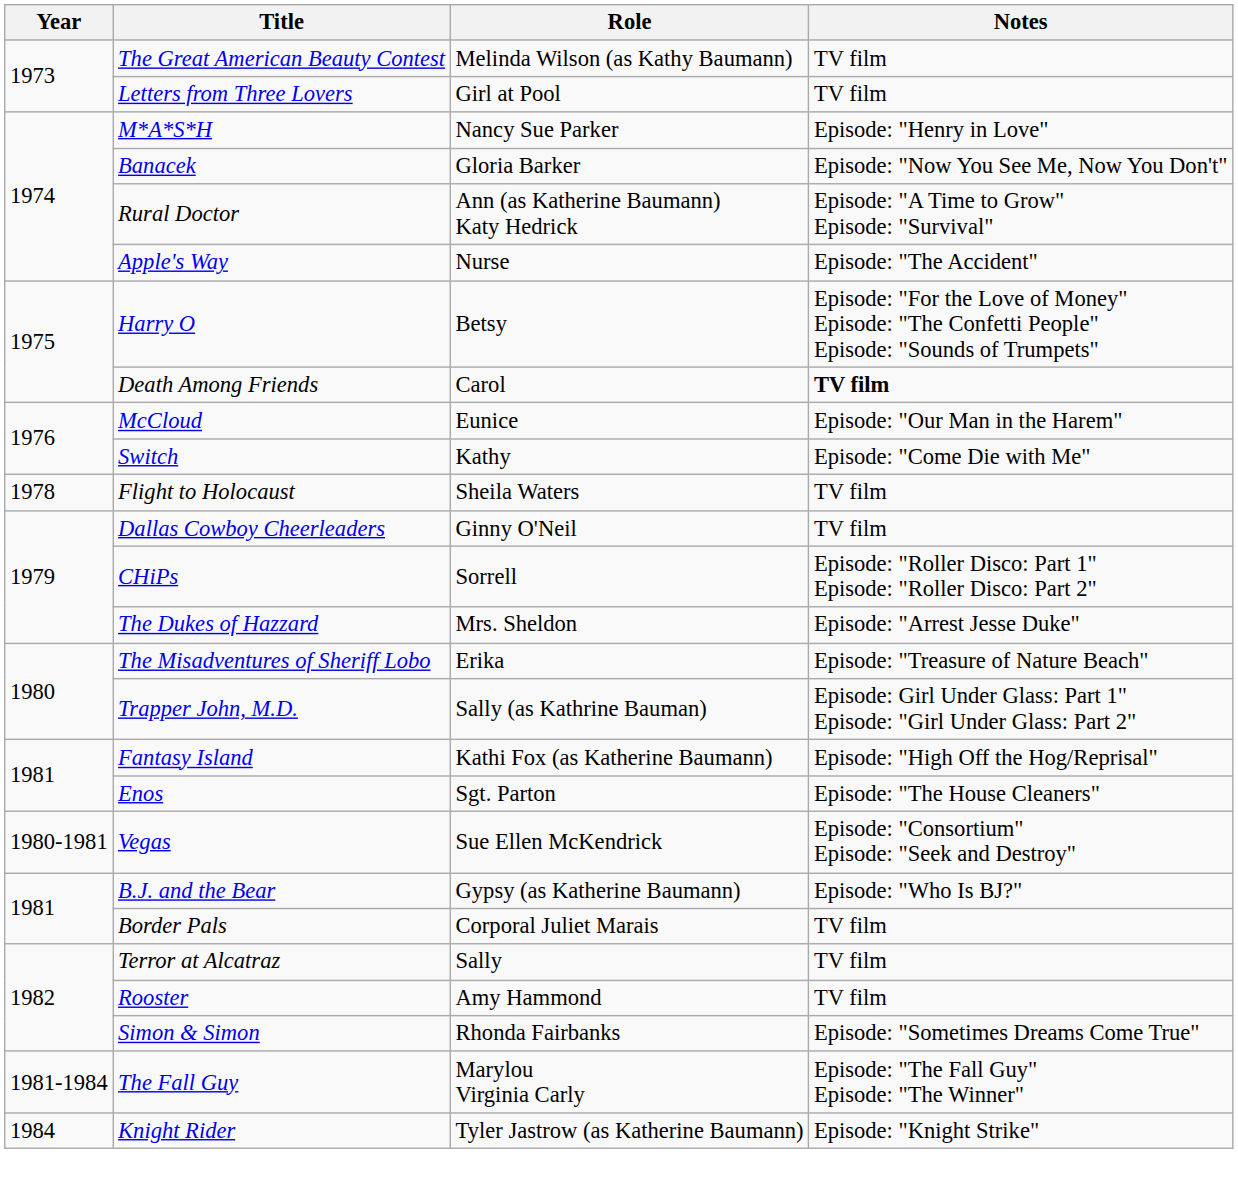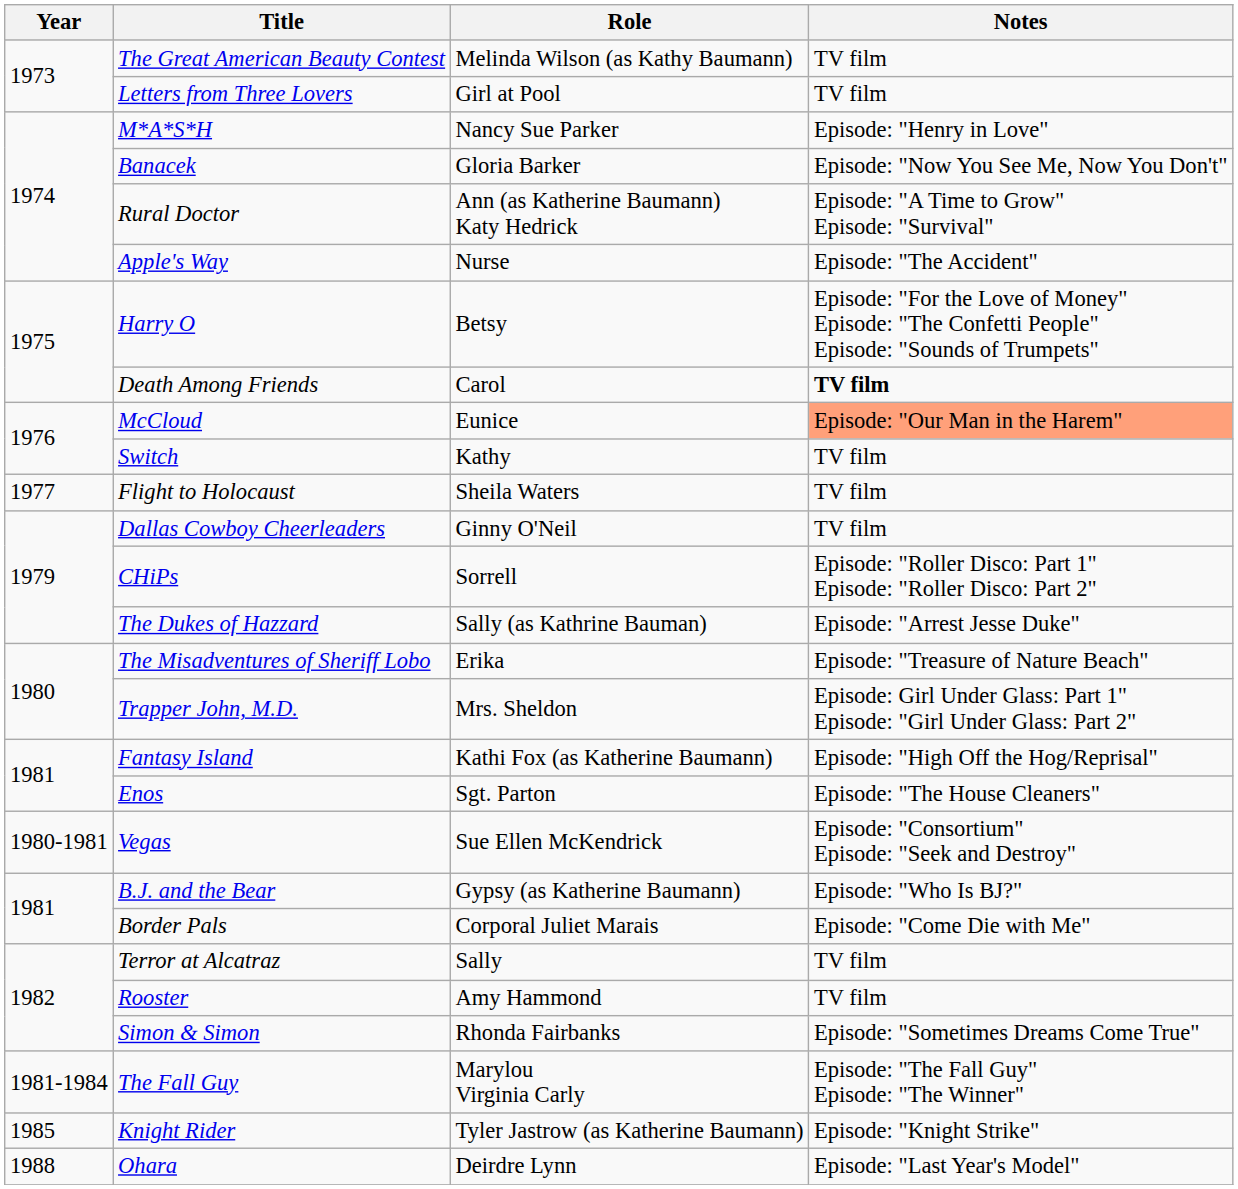(968, 420) no background -> (968, 420) lightsalmon background
(952, 456) Episode: "Come Die with Me" -> (850, 456) TV film
(32, 492) 1978 -> (32, 492) 1977
(516, 624) Mrs. Sheldon -> (581, 624) Sally (as Kathrine Bauman)
(581, 709) Sally (as Kathrine Bauman) -> (516, 709) Mrs. Sheldon
(850, 926) TV film -> (952, 926) Episode: "Come Die with Me"
(32, 1130) 1984 -> (32, 1130) 1985
+ row: (148, 1166)
